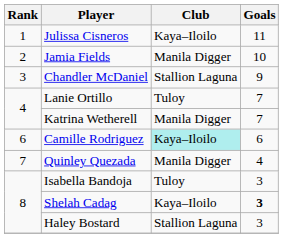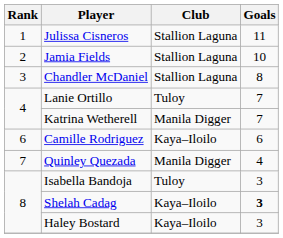(185, 35) Kaya–Iloilo -> (196, 35) Stallion Laguna
(192, 56) Manila Digger -> (196, 56) Stallion Laguna
(260, 77) 9 -> (260, 77) 8
(185, 139) paleturquoise background -> (185, 139) no background
(196, 222) Stallion Laguna -> (185, 222) Kaya–Iloilo
